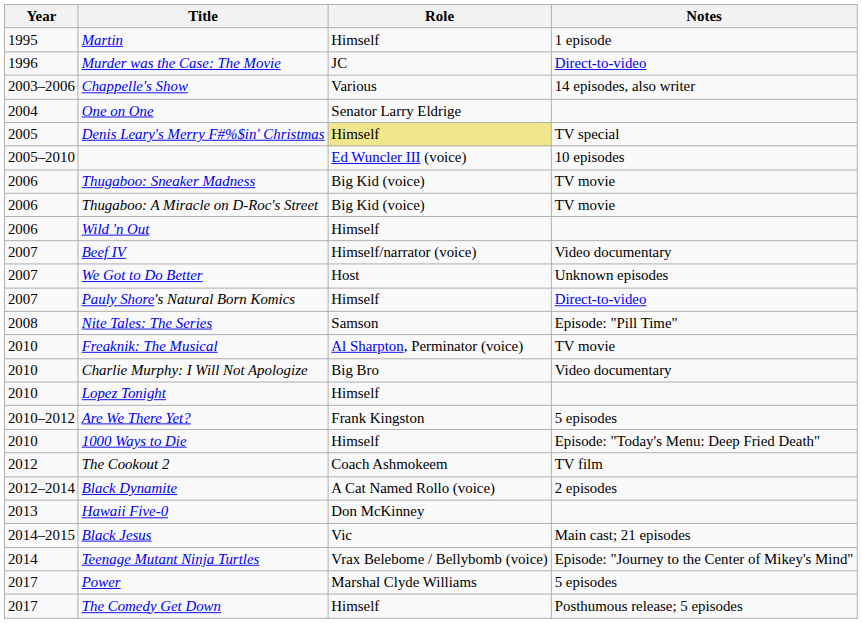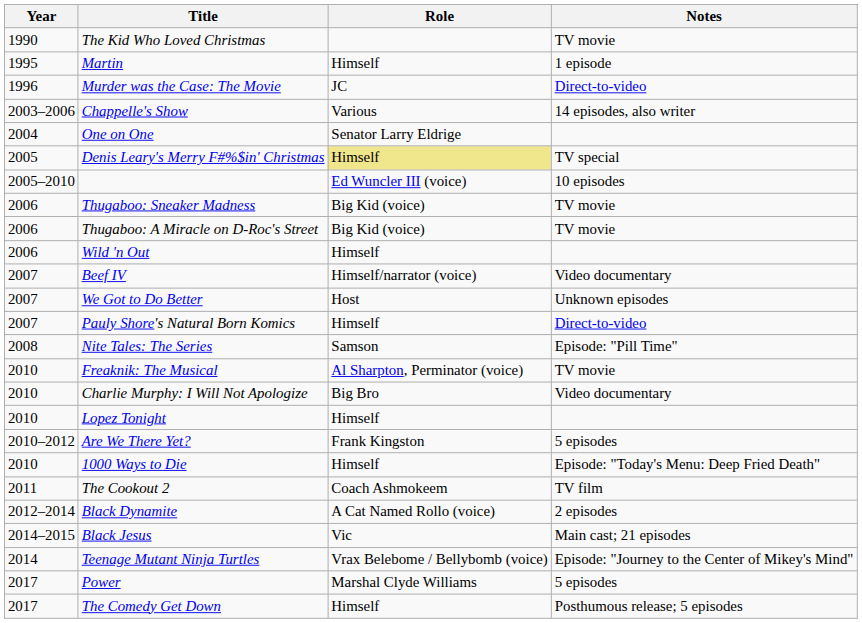+ row: (173, 39)
(23, 464) 2012 -> (22, 488) 2011
- row: (125, 511)
